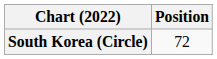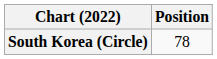(182, 41) 72 -> (182, 41) 78
